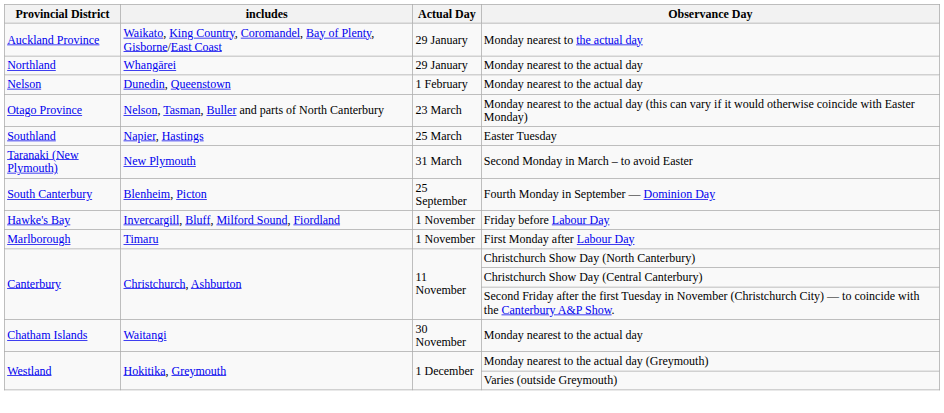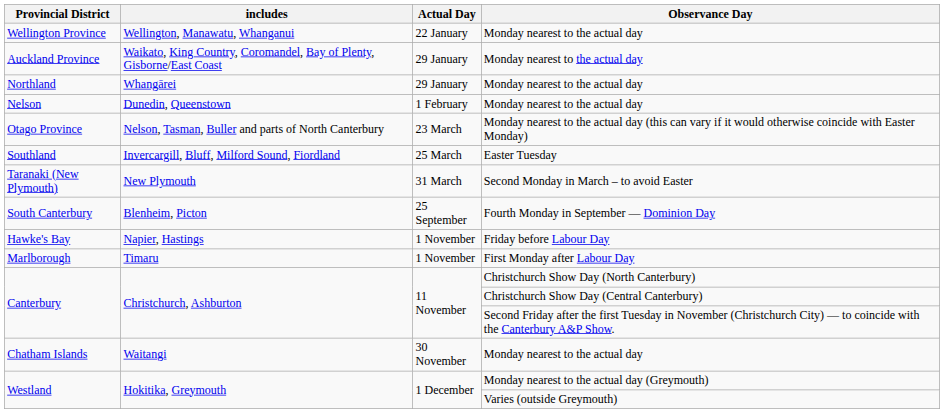+ row: (56, 33)
(164, 136) Napier, Hastings -> (232, 155) Invercargill, Bluff, Milford Sound, Fiordland
(232, 220) Invercargill, Bluff, Milford Sound, Fiordland -> (164, 239) Napier, Hastings
